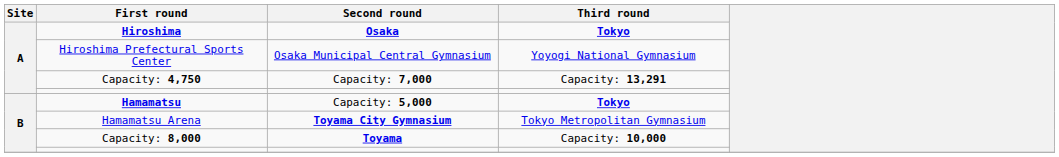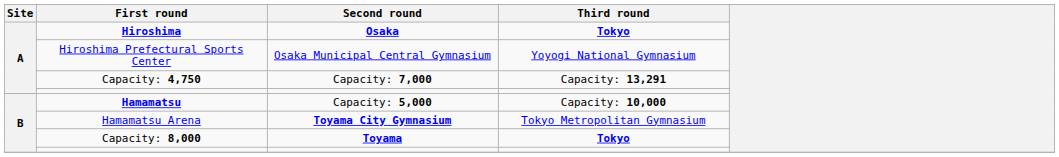(613, 102) Tokyo -> (613, 102) Capacity: 10,000
(613, 138) Capacity: 10,000 -> (613, 138) Tokyo
